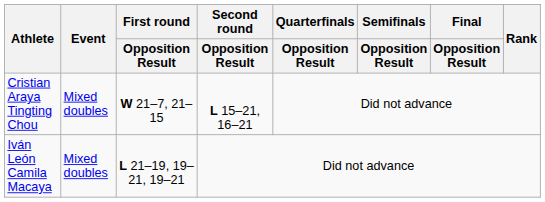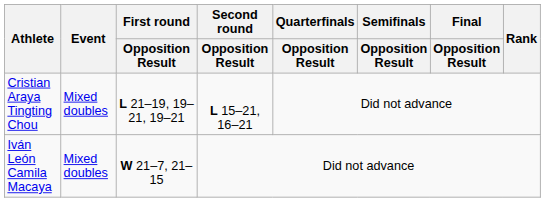(156, 111) W 21–7, 21–15 -> (156, 111) L 21–19, 19–21, 19–21
(156, 173) L 21–19, 19–21, 19–21 -> (156, 173) W 21–7, 21–15
